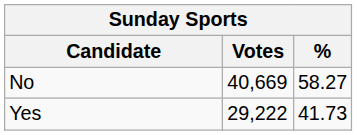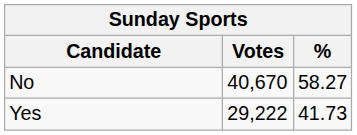(257, 82) 40,669 -> (257, 82) 40,670
